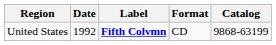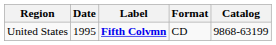(84, 31) 1992 -> (84, 31) 1995
